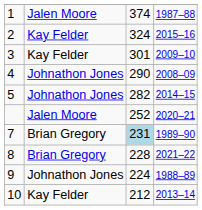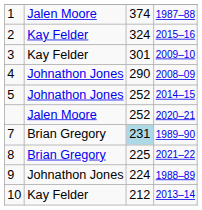(140, 94) 282 -> (140, 94) 252
(140, 154) 228 -> (140, 154) 225
